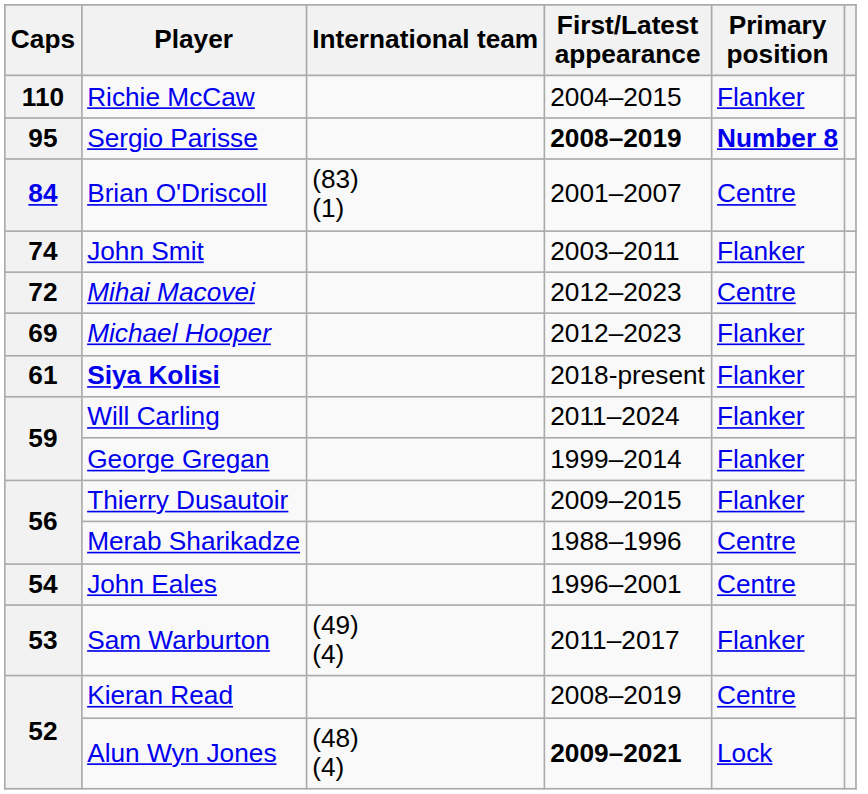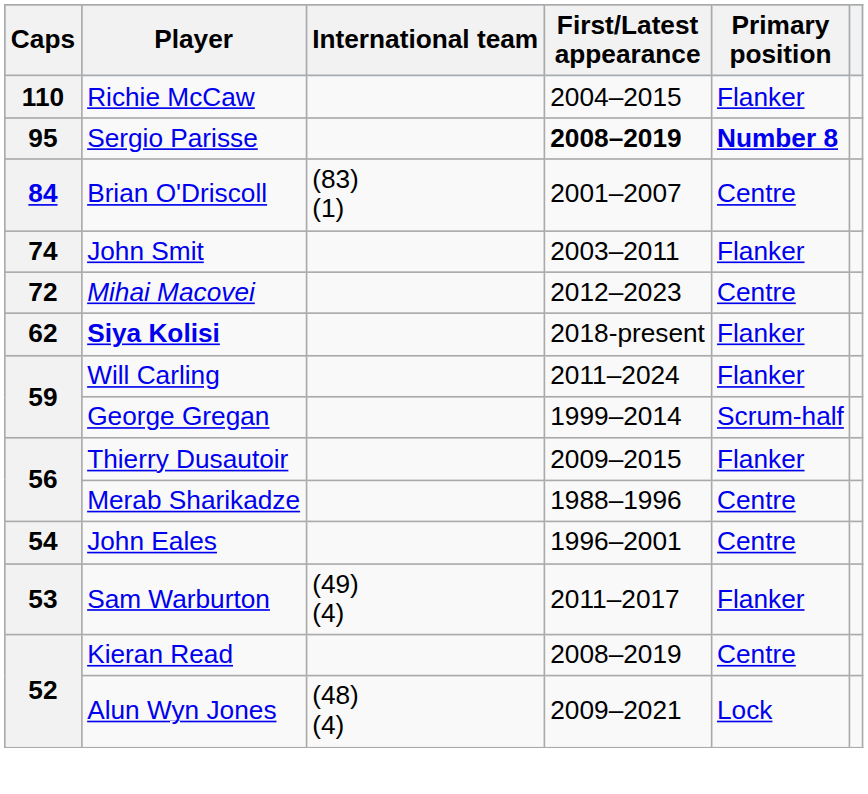- row: (179, 334)
(43, 375) 61 -> (43, 334) 62
(761, 458) Flanker -> (780, 417) Scrum-half
(616, 752) bold -> (616, 711) normal
